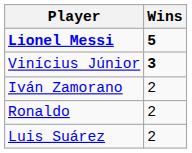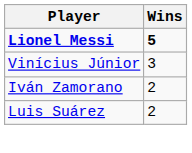(152, 64) bold -> (152, 64) normal
- row: (39, 112)
